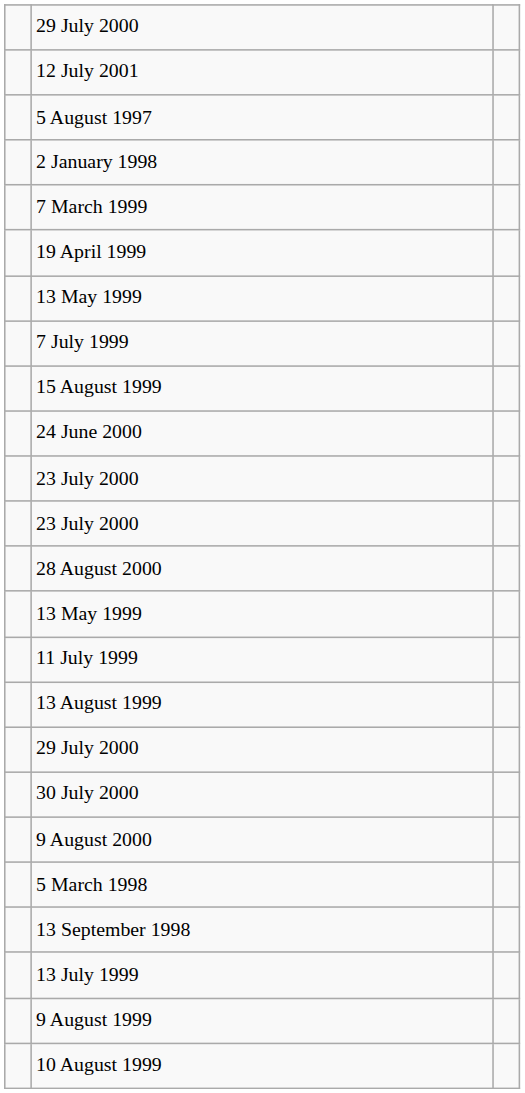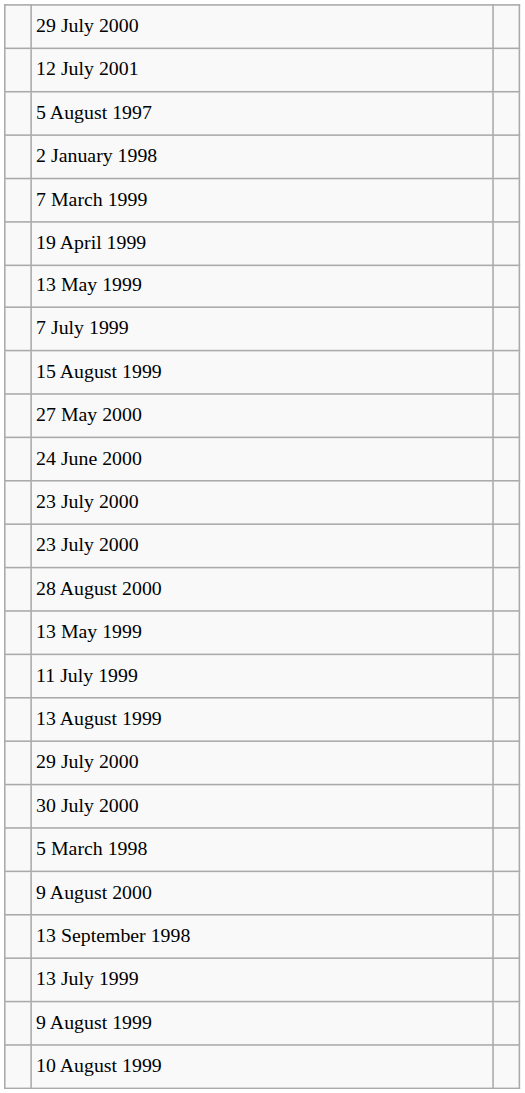+ row: (18, 416)
rows swapped: (18, 840) <-> (18, 885)
